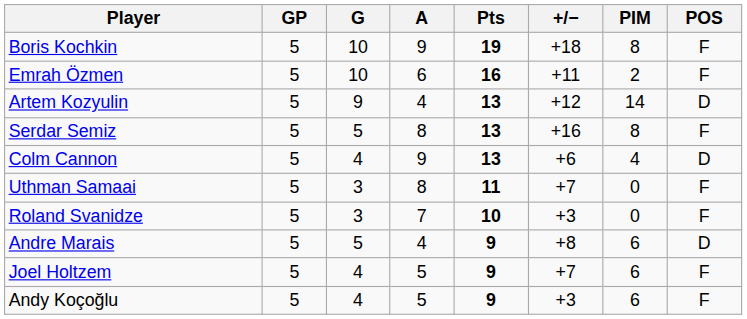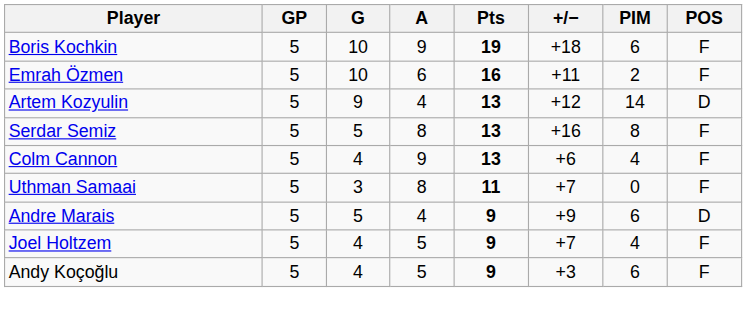(635, 46) 8 -> (635, 46) 6
(704, 159) D -> (704, 159) F
- row: (76, 215)
(566, 243) +8 -> (566, 215) +9
(635, 272) 6 -> (635, 243) 4
